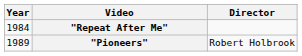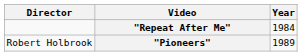columns swapped: (18, 12) <-> (252, 12)
